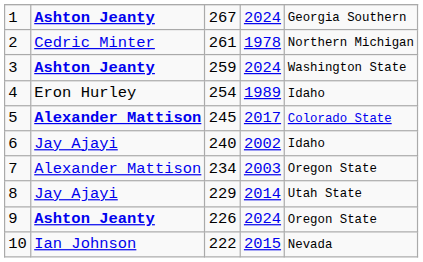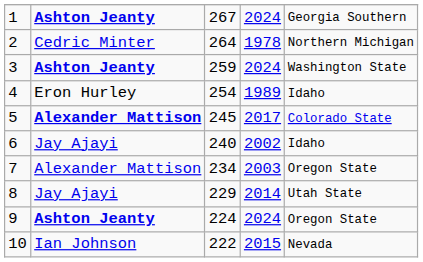(223, 42) 261 -> (223, 42) 264
(223, 219) 226 -> (223, 219) 224
